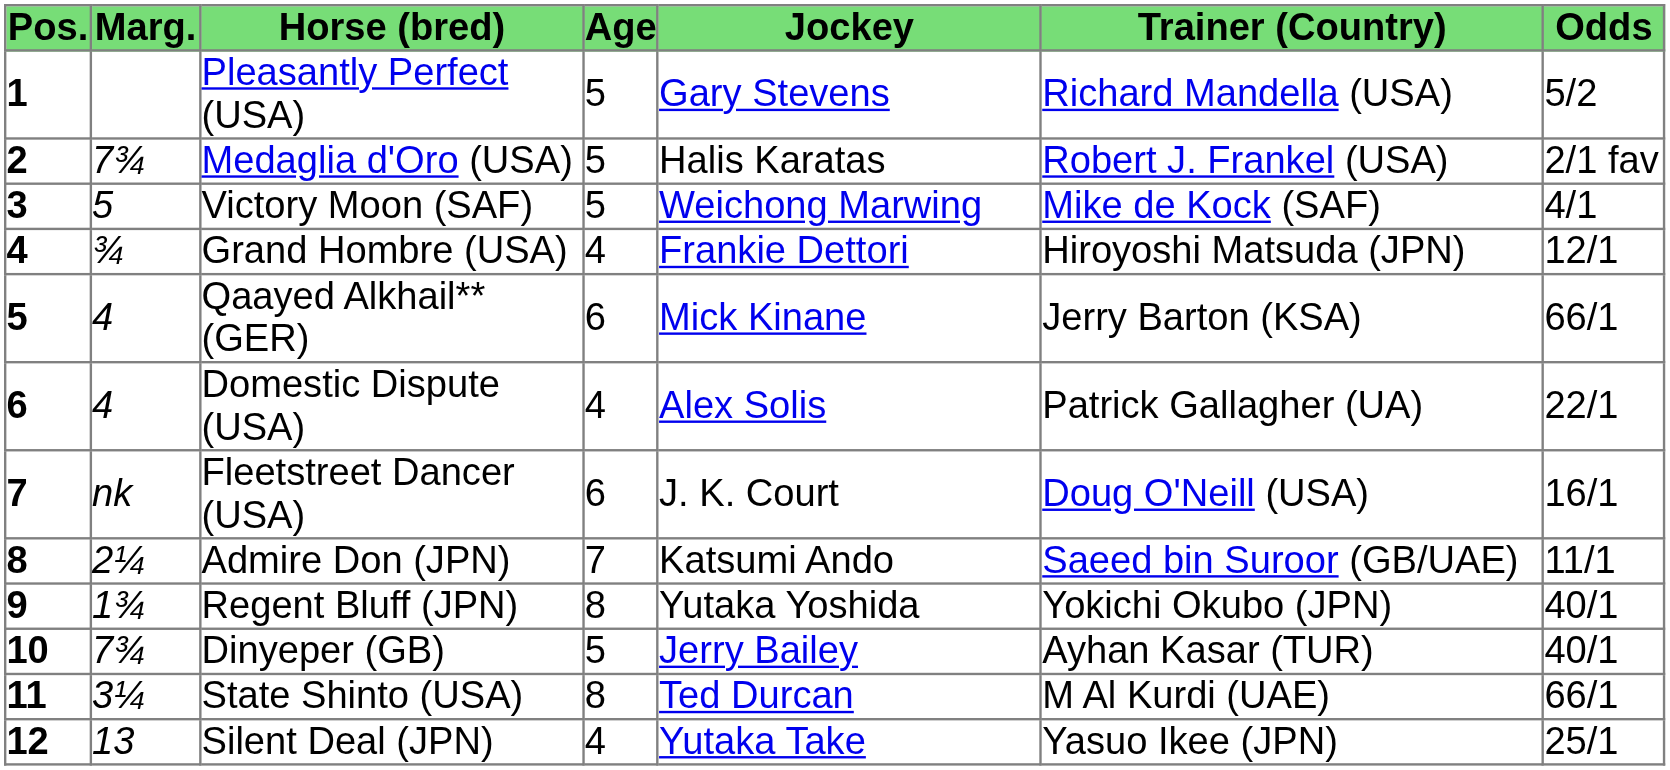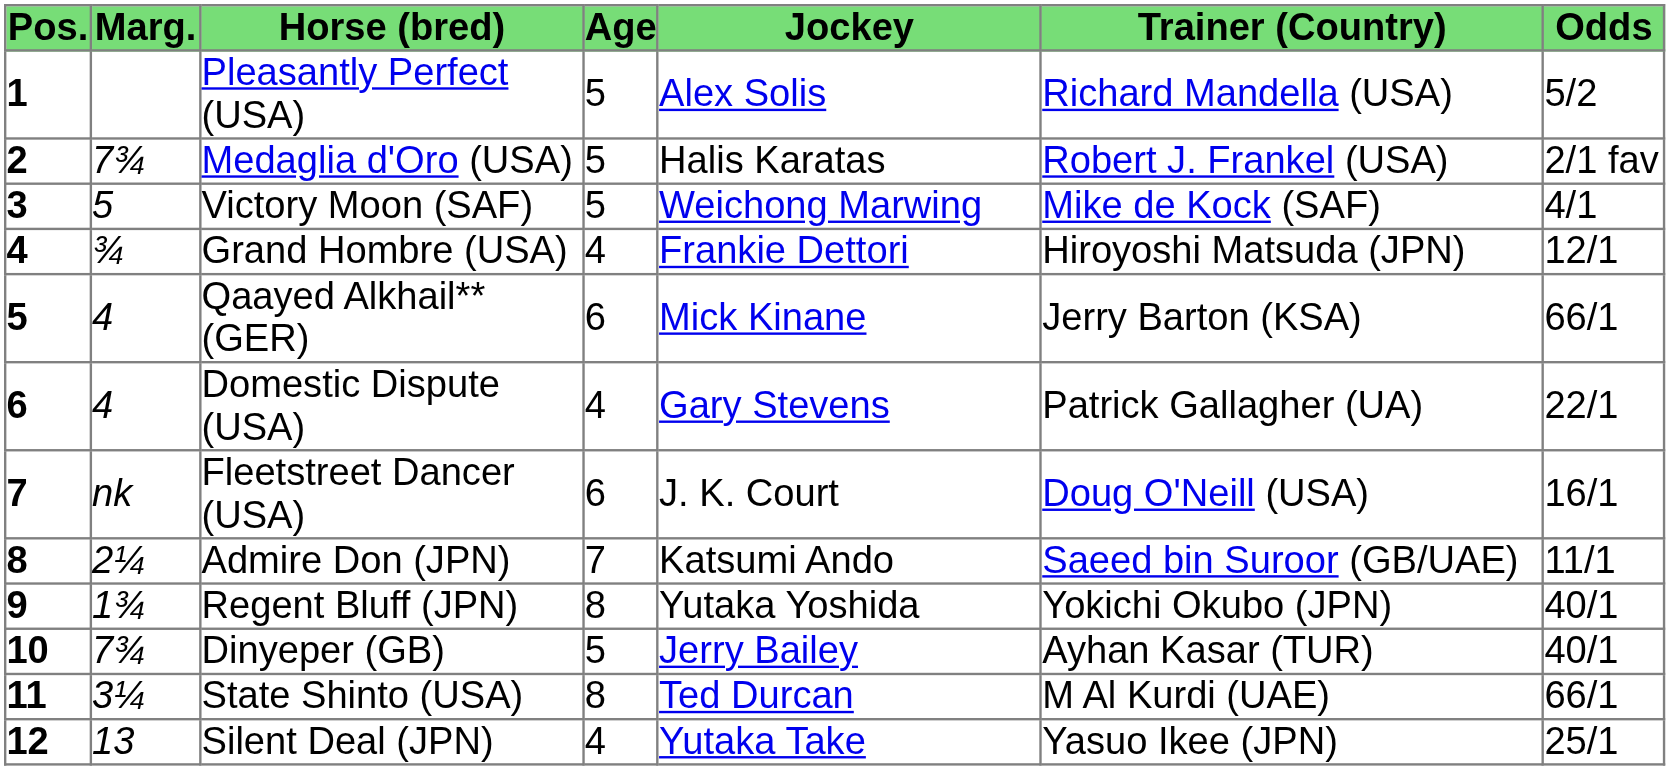(774, 93) Gary Stevens -> (743, 93) Alex Solis
(743, 405) Alex Solis -> (774, 405) Gary Stevens
